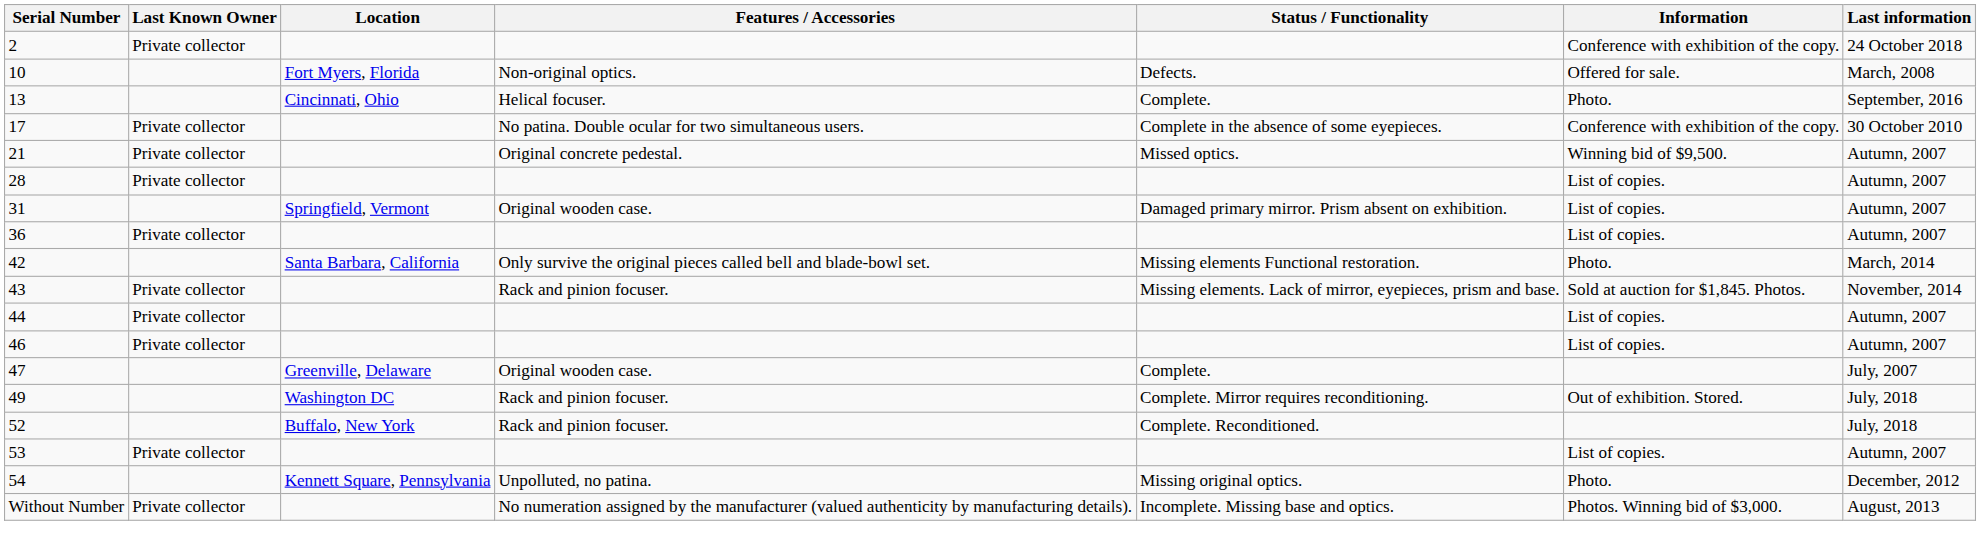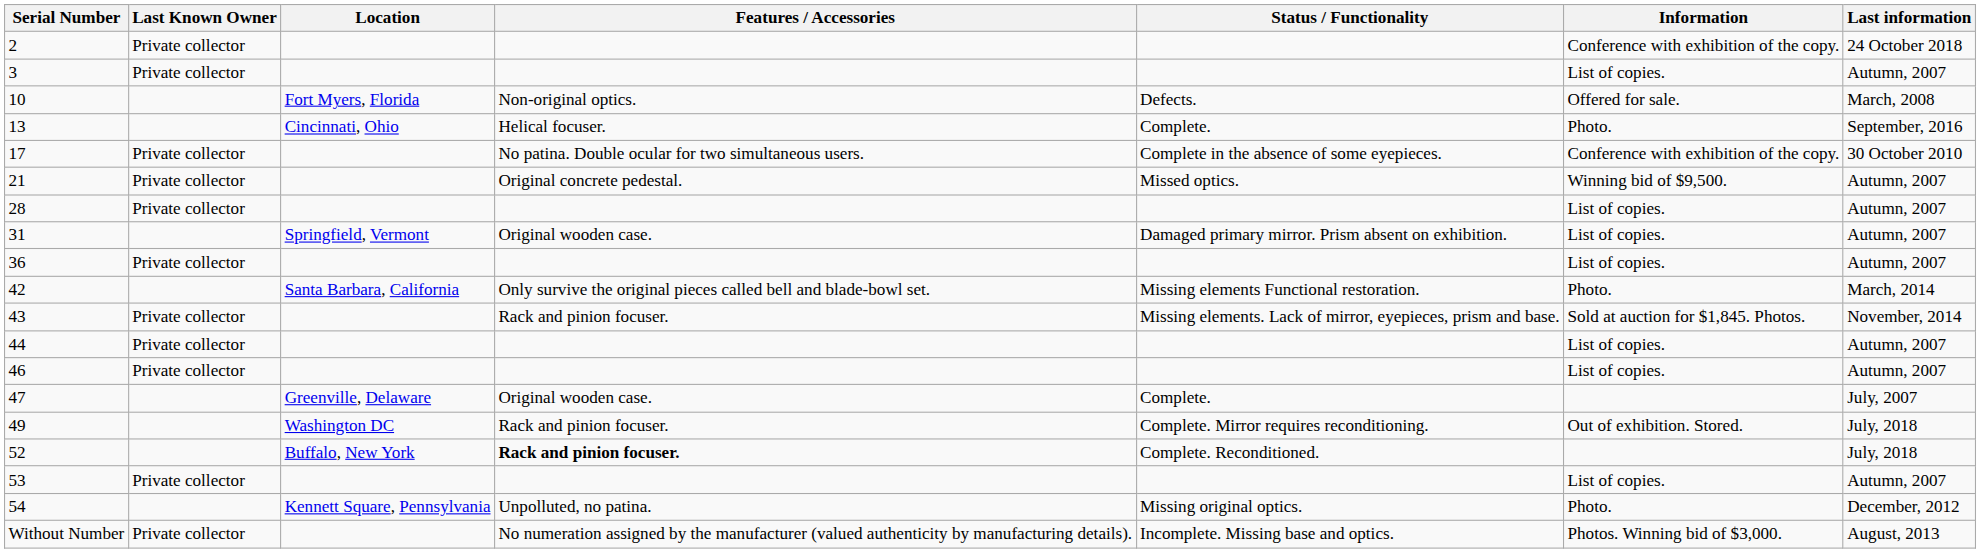+ row: (13, 72)
(584, 425) normal -> (589, 452) bold
